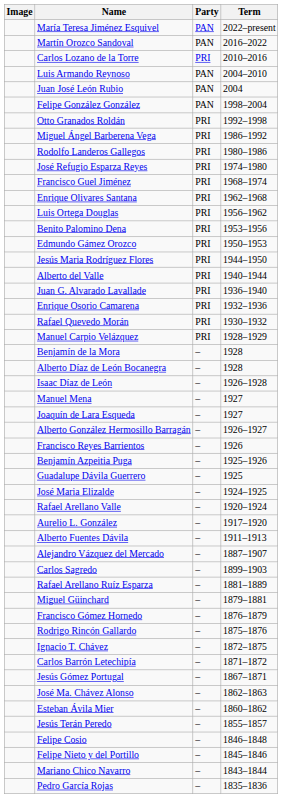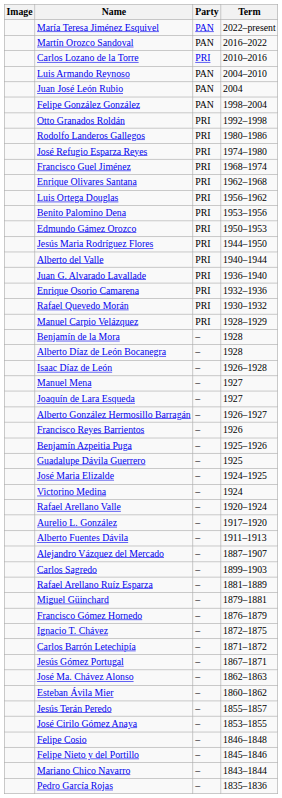- row: (96, 136)
+ row: (72, 492)
- row: (87, 631)
+ row: (87, 724)
